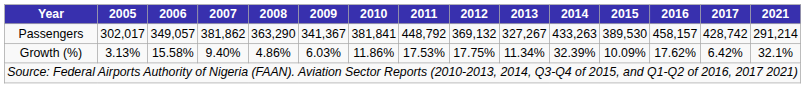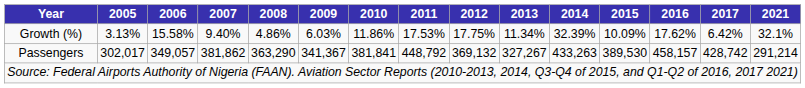rows swapped: (51, 33) <-> (51, 53)
